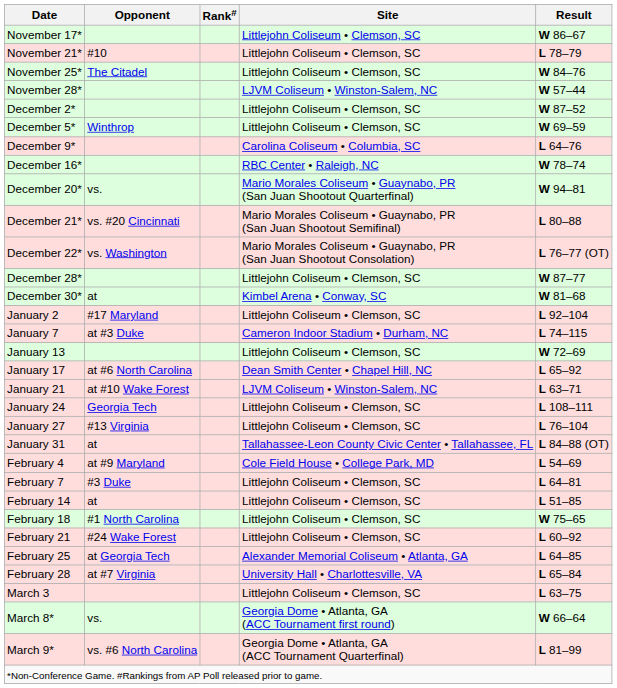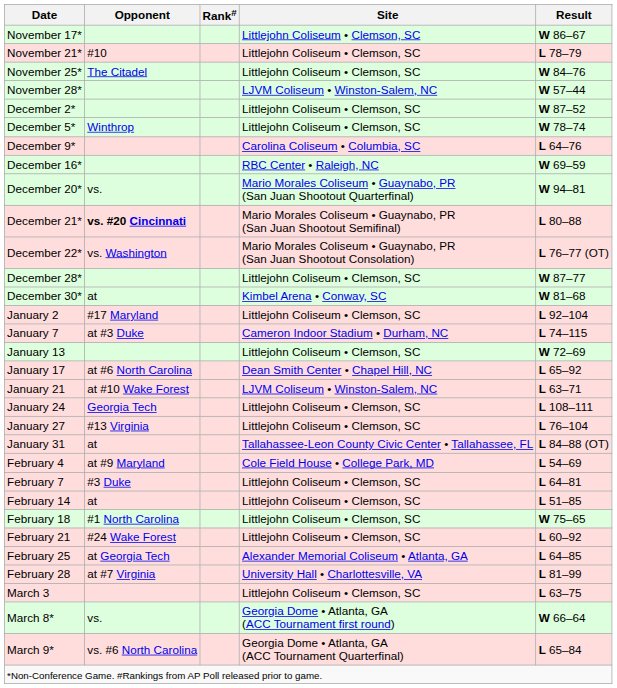(562, 127) W 69–59 -> (562, 127) W 78–74
(562, 164) W 78–74 -> (562, 164) W 69–59
(133, 221) normal -> (137, 221) bold
(560, 574) L 65–84 -> (560, 574) L 81–99
(560, 649) L 81–99 -> (560, 649) L 65–84
